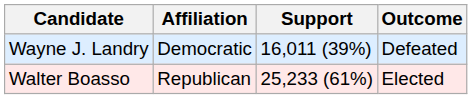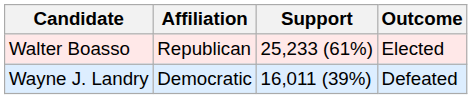rows swapped: (69, 78) <-> (79, 49)
